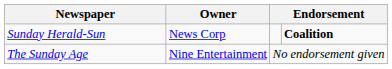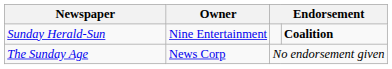(197, 34) News Corp -> (218, 34) Nine Entertainment
(218, 53) Nine Entertainment -> (197, 53) News Corp
